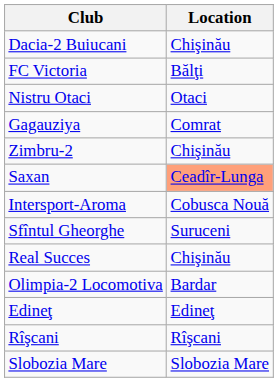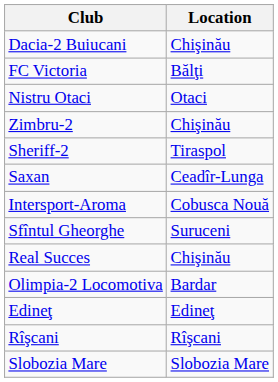- row: (44, 124)
+ row: (39, 151)
(217, 177) lightsalmon background -> (217, 177) no background
